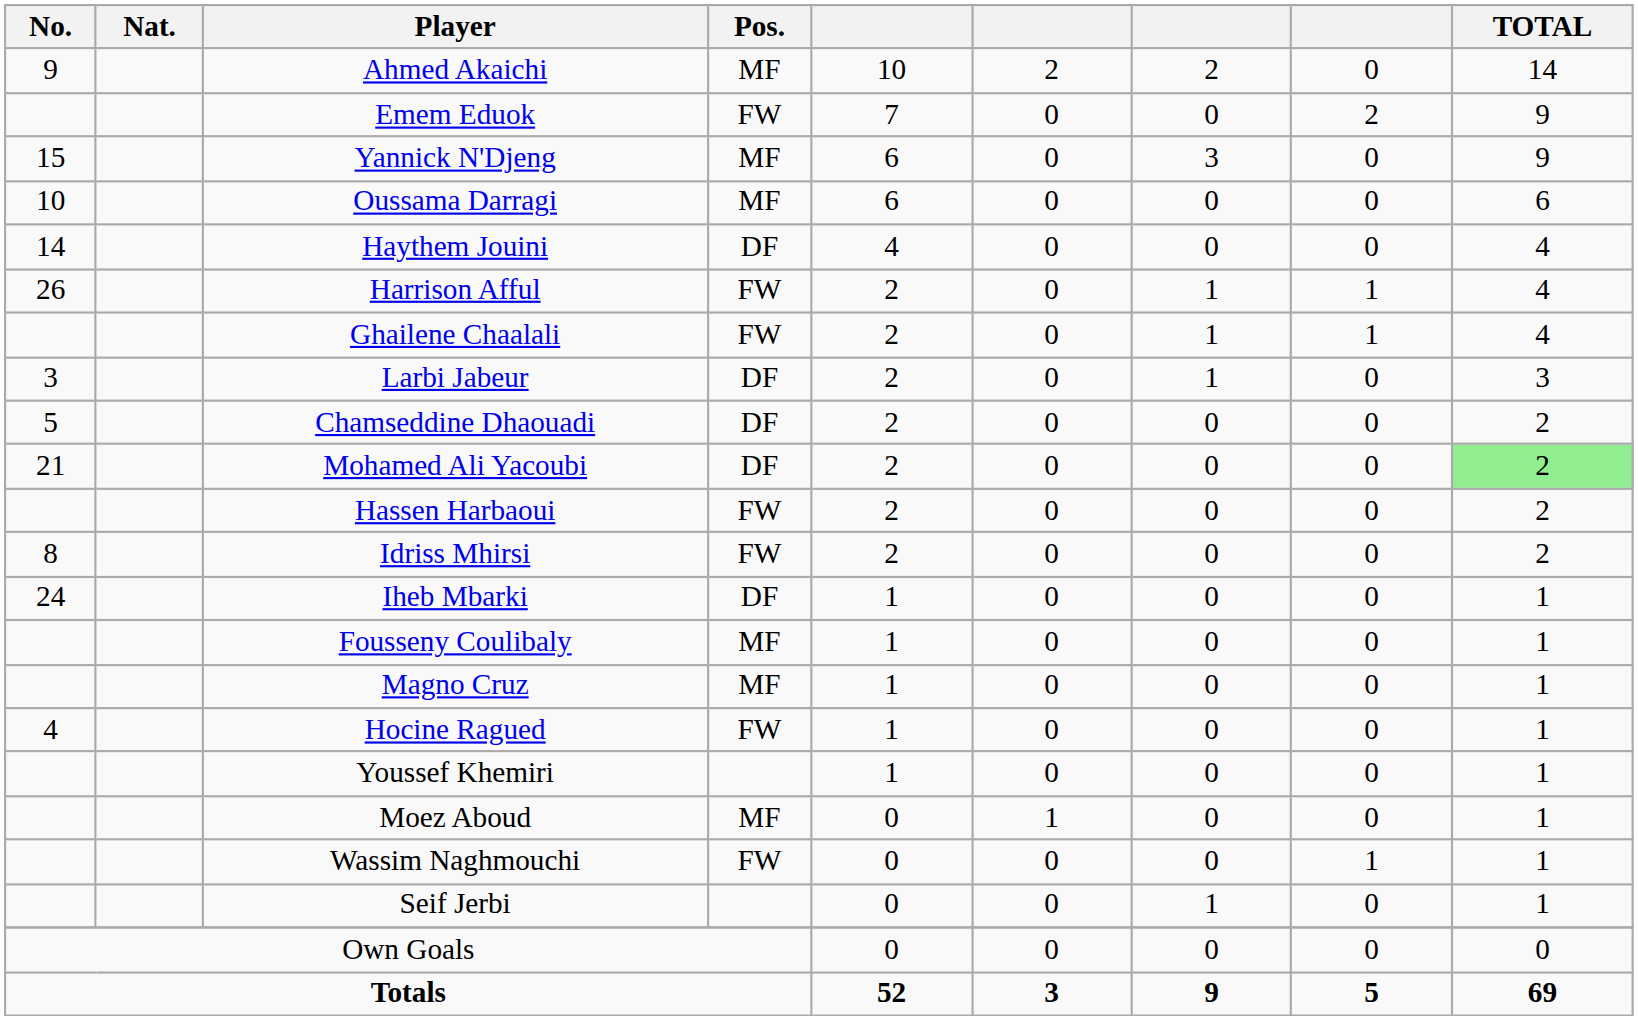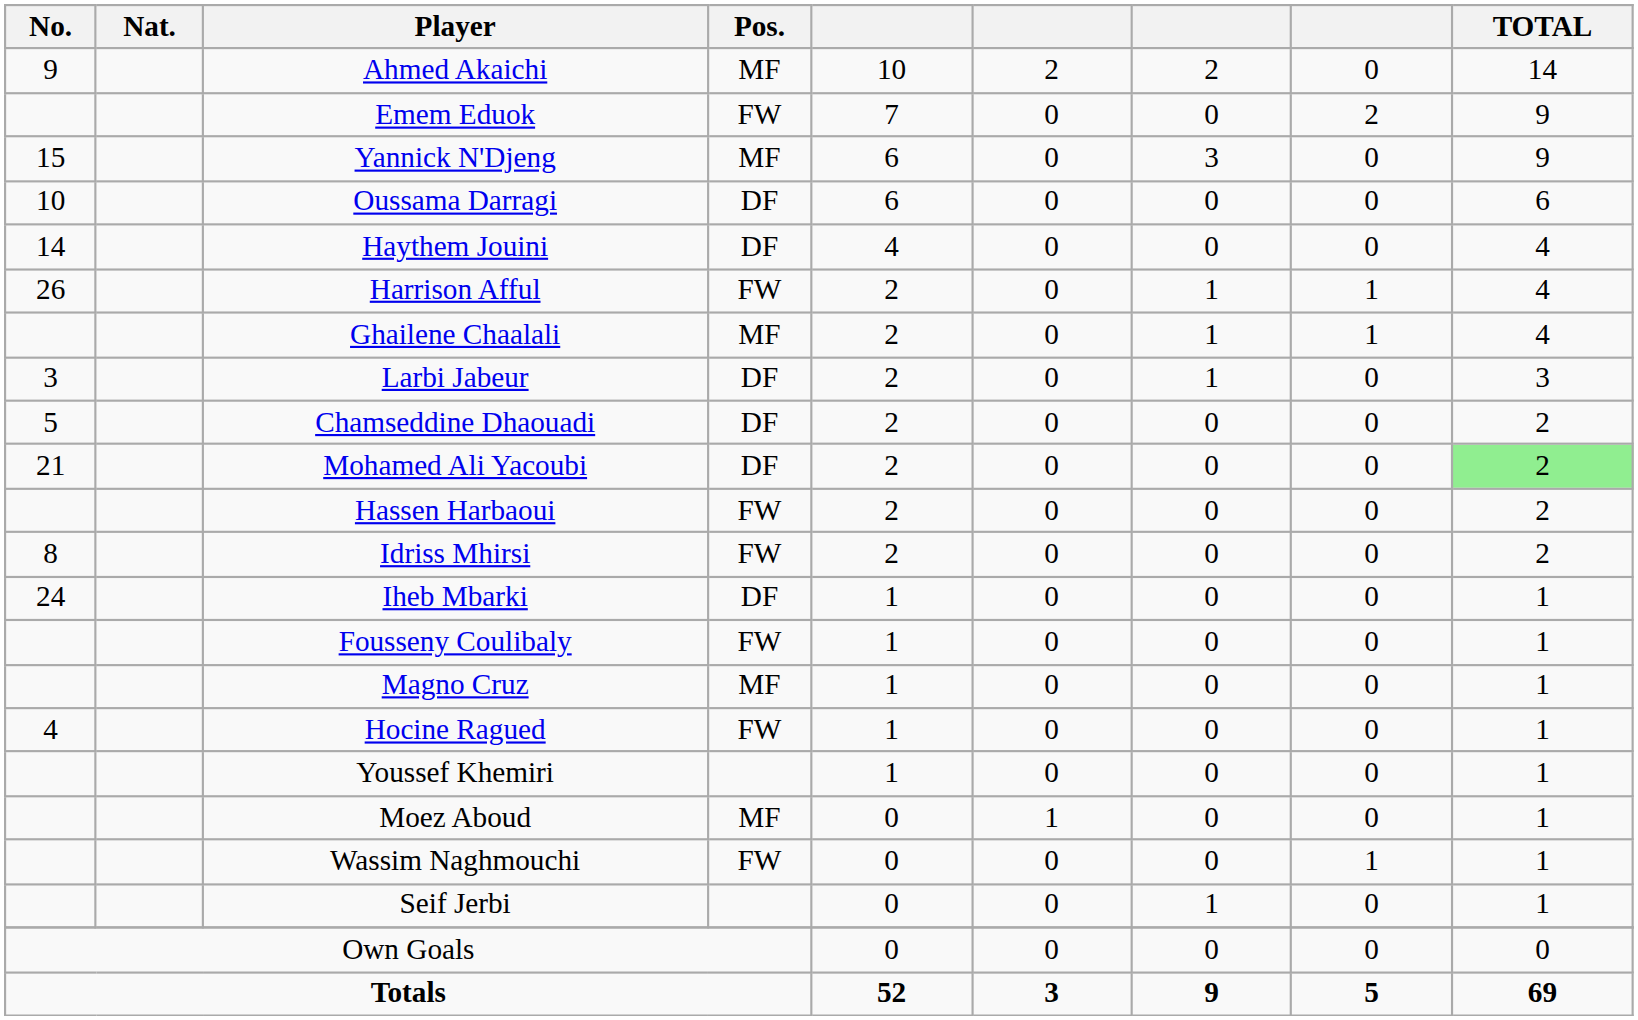(759, 201) MF -> (759, 201) DF
(759, 333) FW -> (759, 333) MF
(759, 641) MF -> (759, 641) FW
